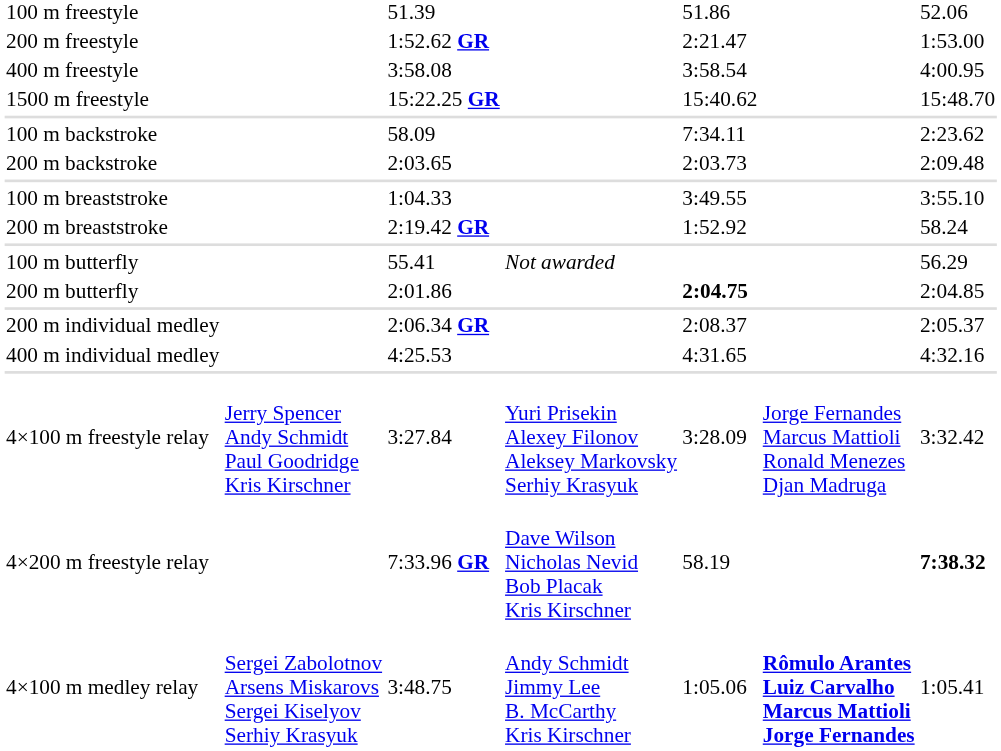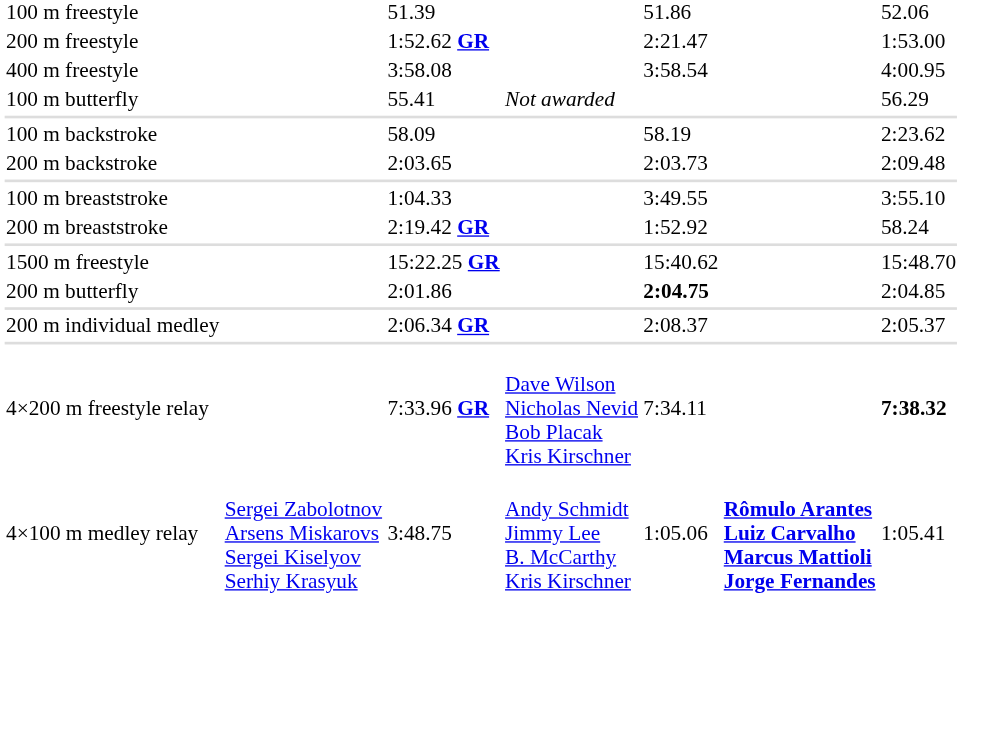rows swapped: (77, 99) <-> (72, 261)
(714, 134) 7:34.11 -> (667, 134) 58.19
- row: (113, 354)
- row: (107, 437)
(706, 562) 58.19 -> (675, 408) 7:34.11
